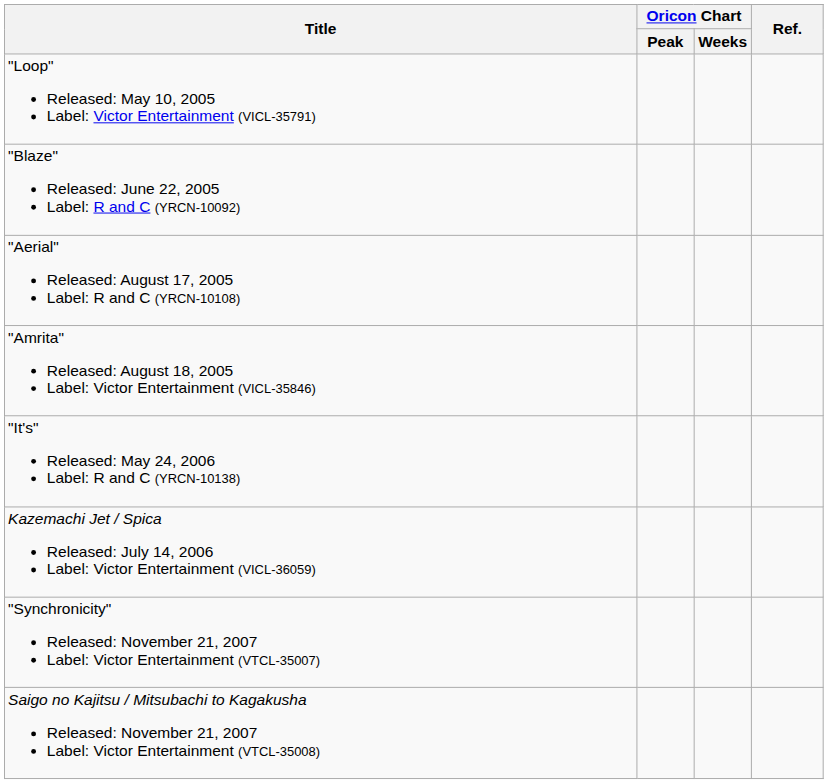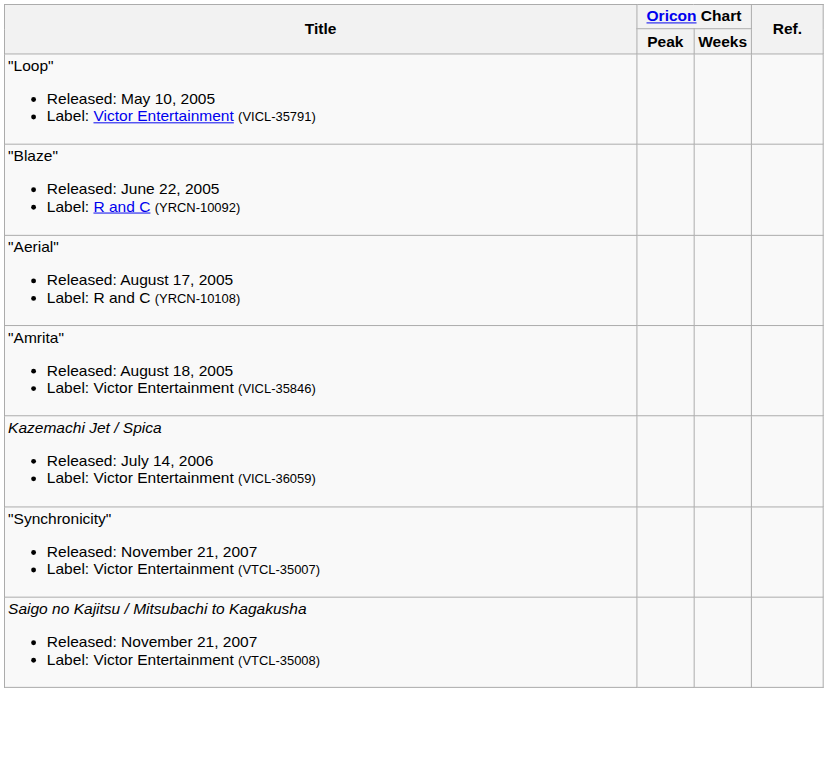- row: (321, 454)
